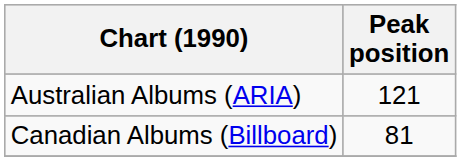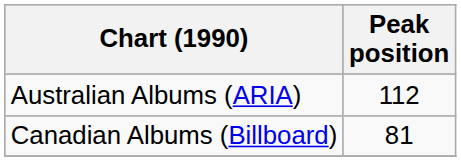(399, 94) 121 -> (399, 94) 112
